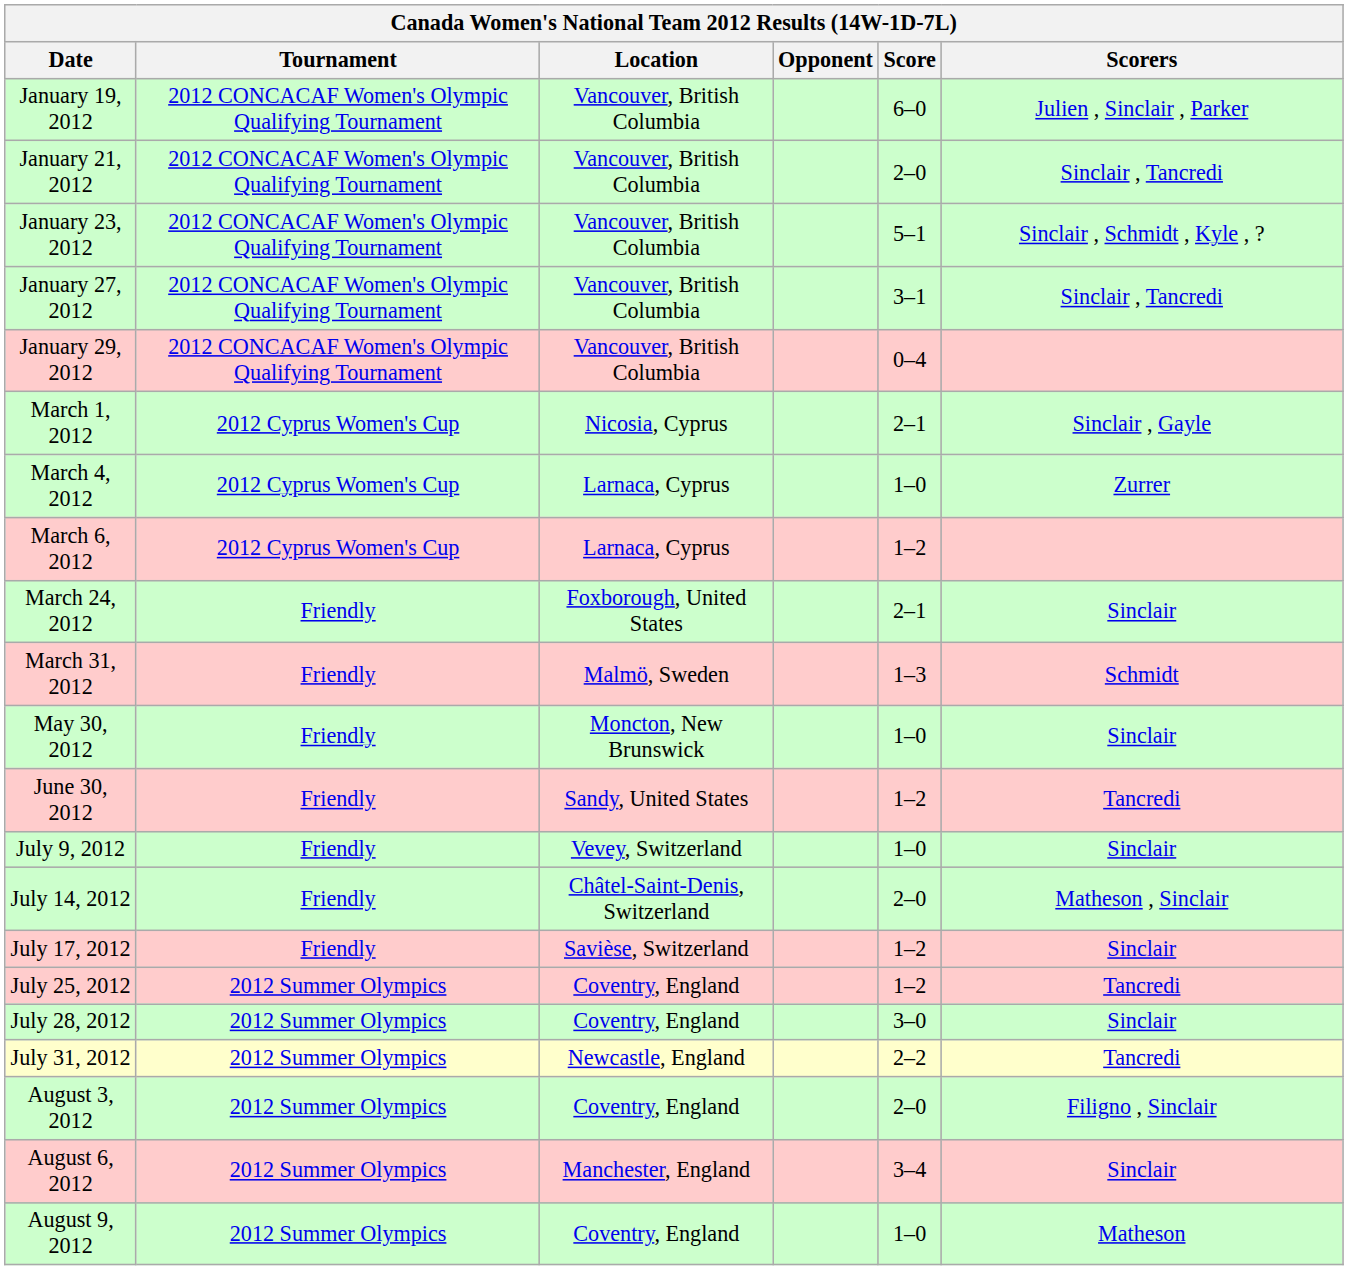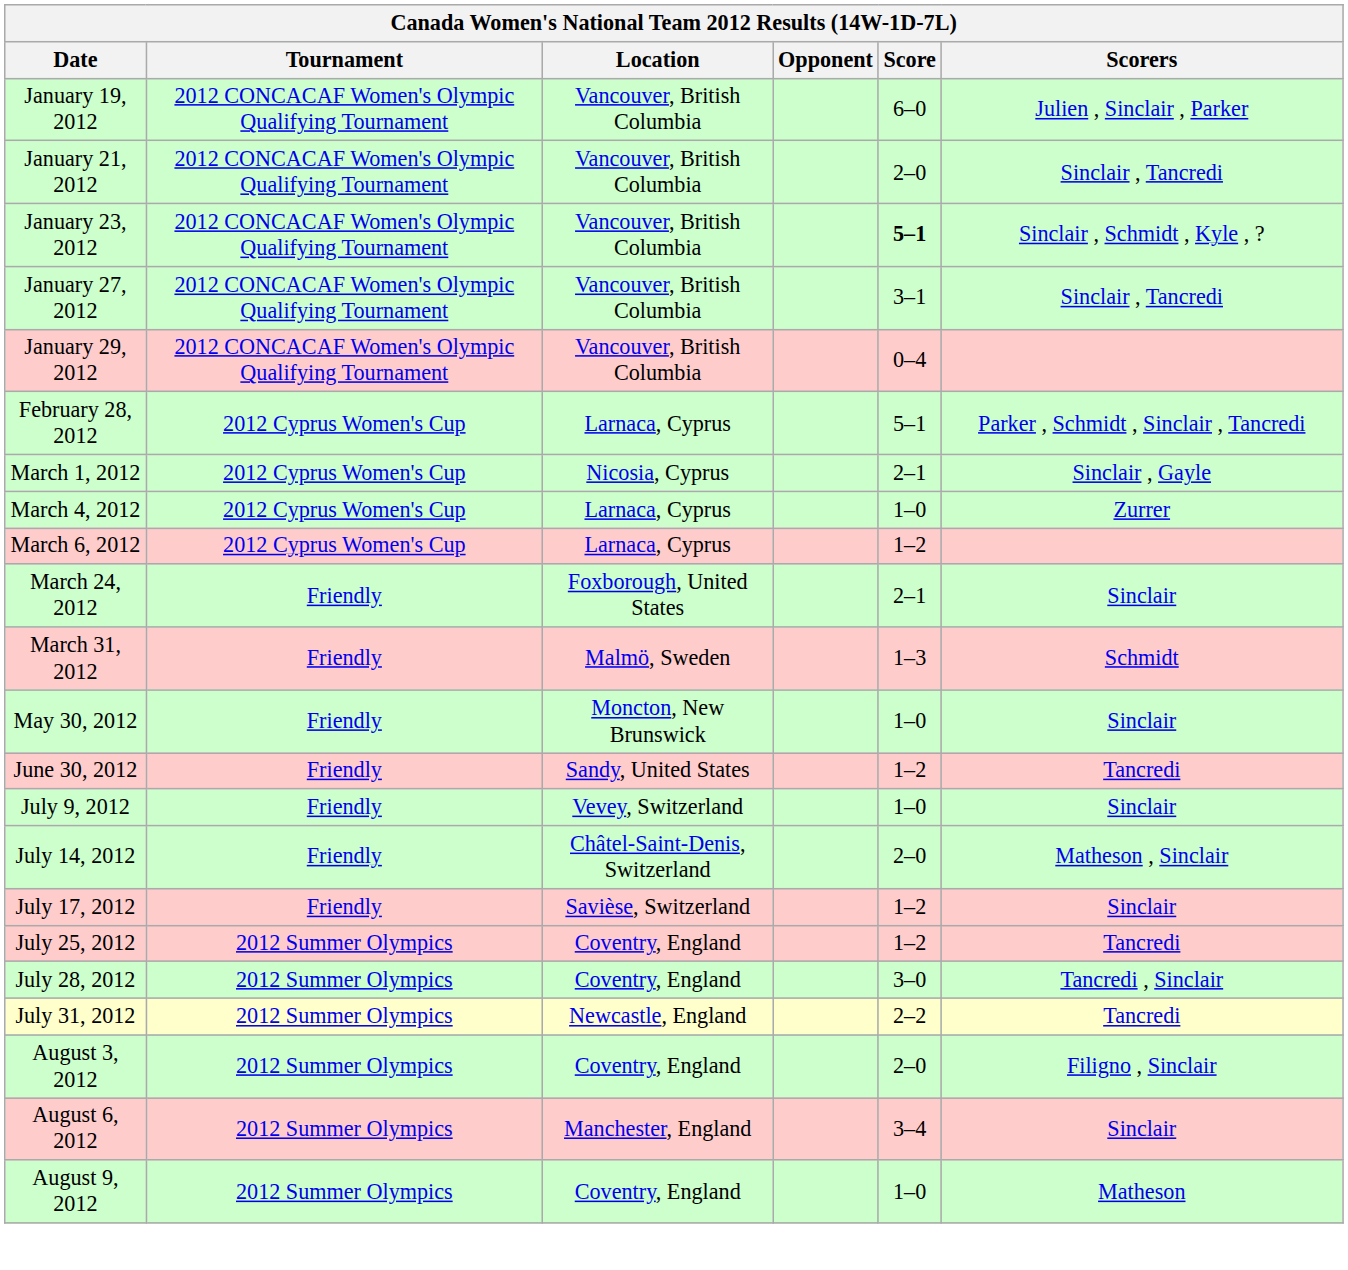(910, 234) normal -> (910, 234) bold
+ row: (75, 423)
(1142, 1021) Sinclair -> (1142, 979) Tancredi , Sinclair
